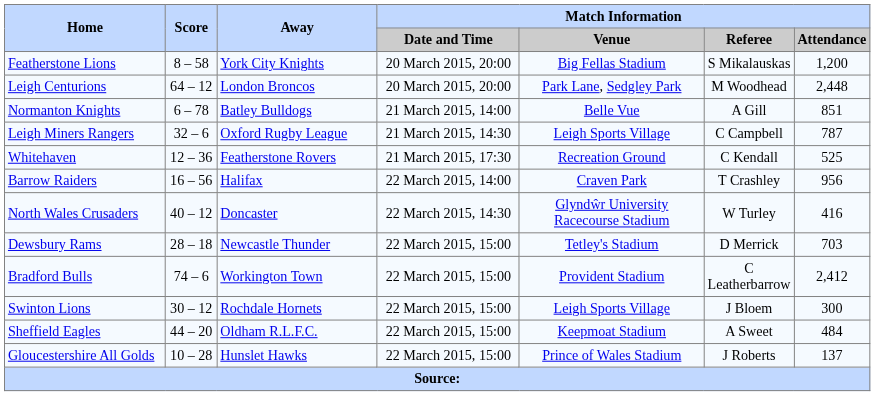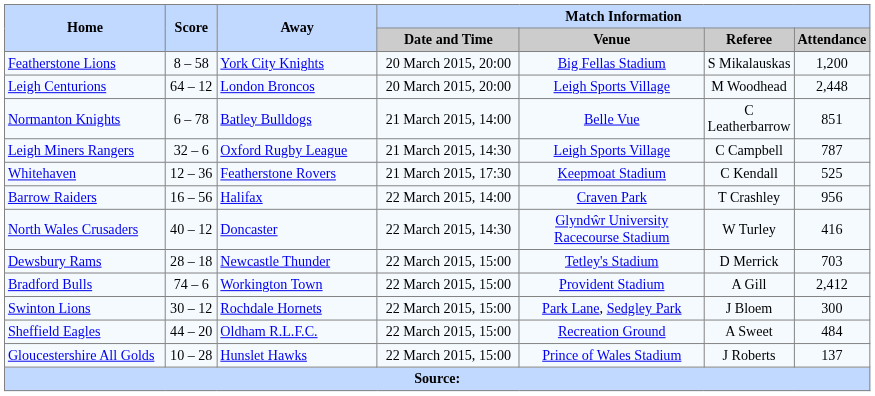(612, 86) Park Lane, Sedgley Park -> (612, 86) Leigh Sports Village
(749, 110) A Gill -> (749, 118) C Leatherbarrow
(612, 157) Recreation Ground -> (612, 174) Keepmoat Stadium
(749, 276) C Leatherbarrow -> (749, 284) A Gill
(612, 308) Leigh Sports Village -> (612, 308) Park Lane, Sedgley Park
(612, 331) Keepmoat Stadium -> (612, 331) Recreation Ground
